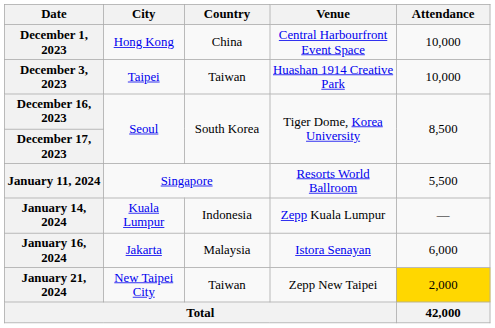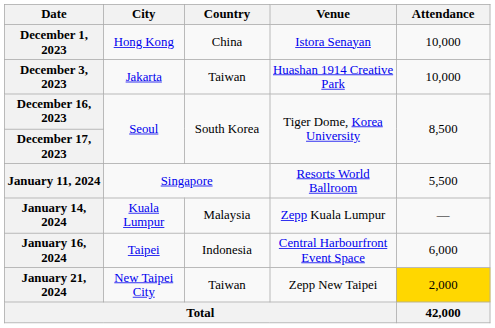(333, 42) Central Harbourfront Event Space -> (333, 42) Istora Senayan
(144, 76) Taipei -> (144, 76) Jakarta
(227, 215) Indonesia -> (227, 215) Malaysia
(144, 250) Jakarta -> (144, 250) Taipei
(227, 250) Malaysia -> (227, 250) Indonesia
(333, 250) Istora Senayan -> (333, 250) Central Harbourfront Event Space
